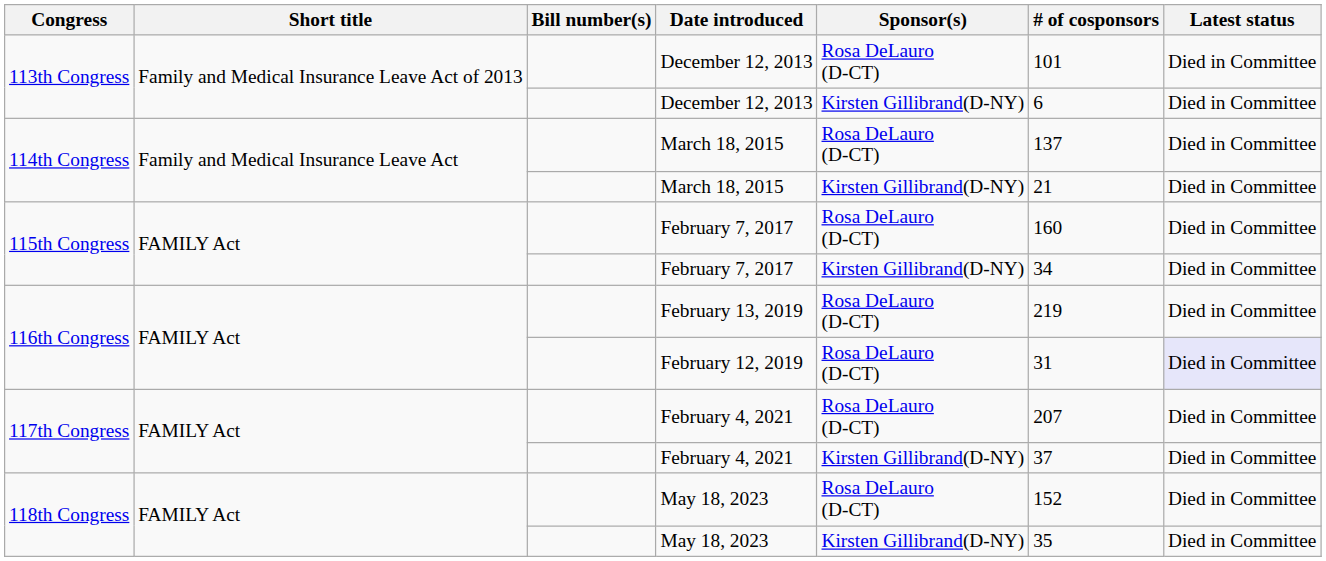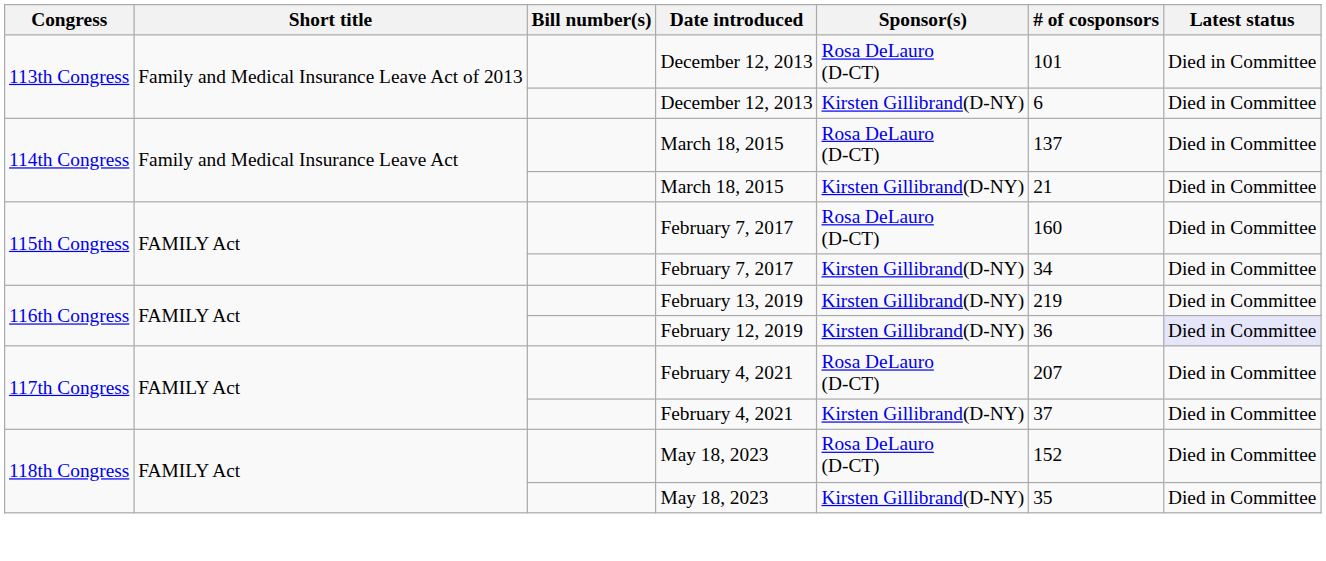(878, 311) Rosa DeLauro (D-CT) -> (923, 300) Kirsten Gillibrand(D-NY)
(878, 363) Rosa DeLauro (D-CT) -> (923, 330) Kirsten Gillibrand(D-NY)
(1043, 363) 31 -> (1043, 330) 36
